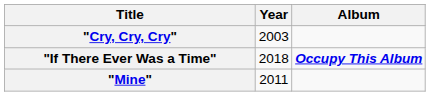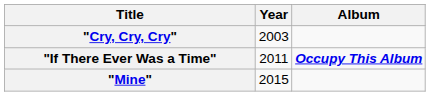(274, 58) 2018 -> (274, 58) 2011
(274, 79) 2011 -> (274, 79) 2015
